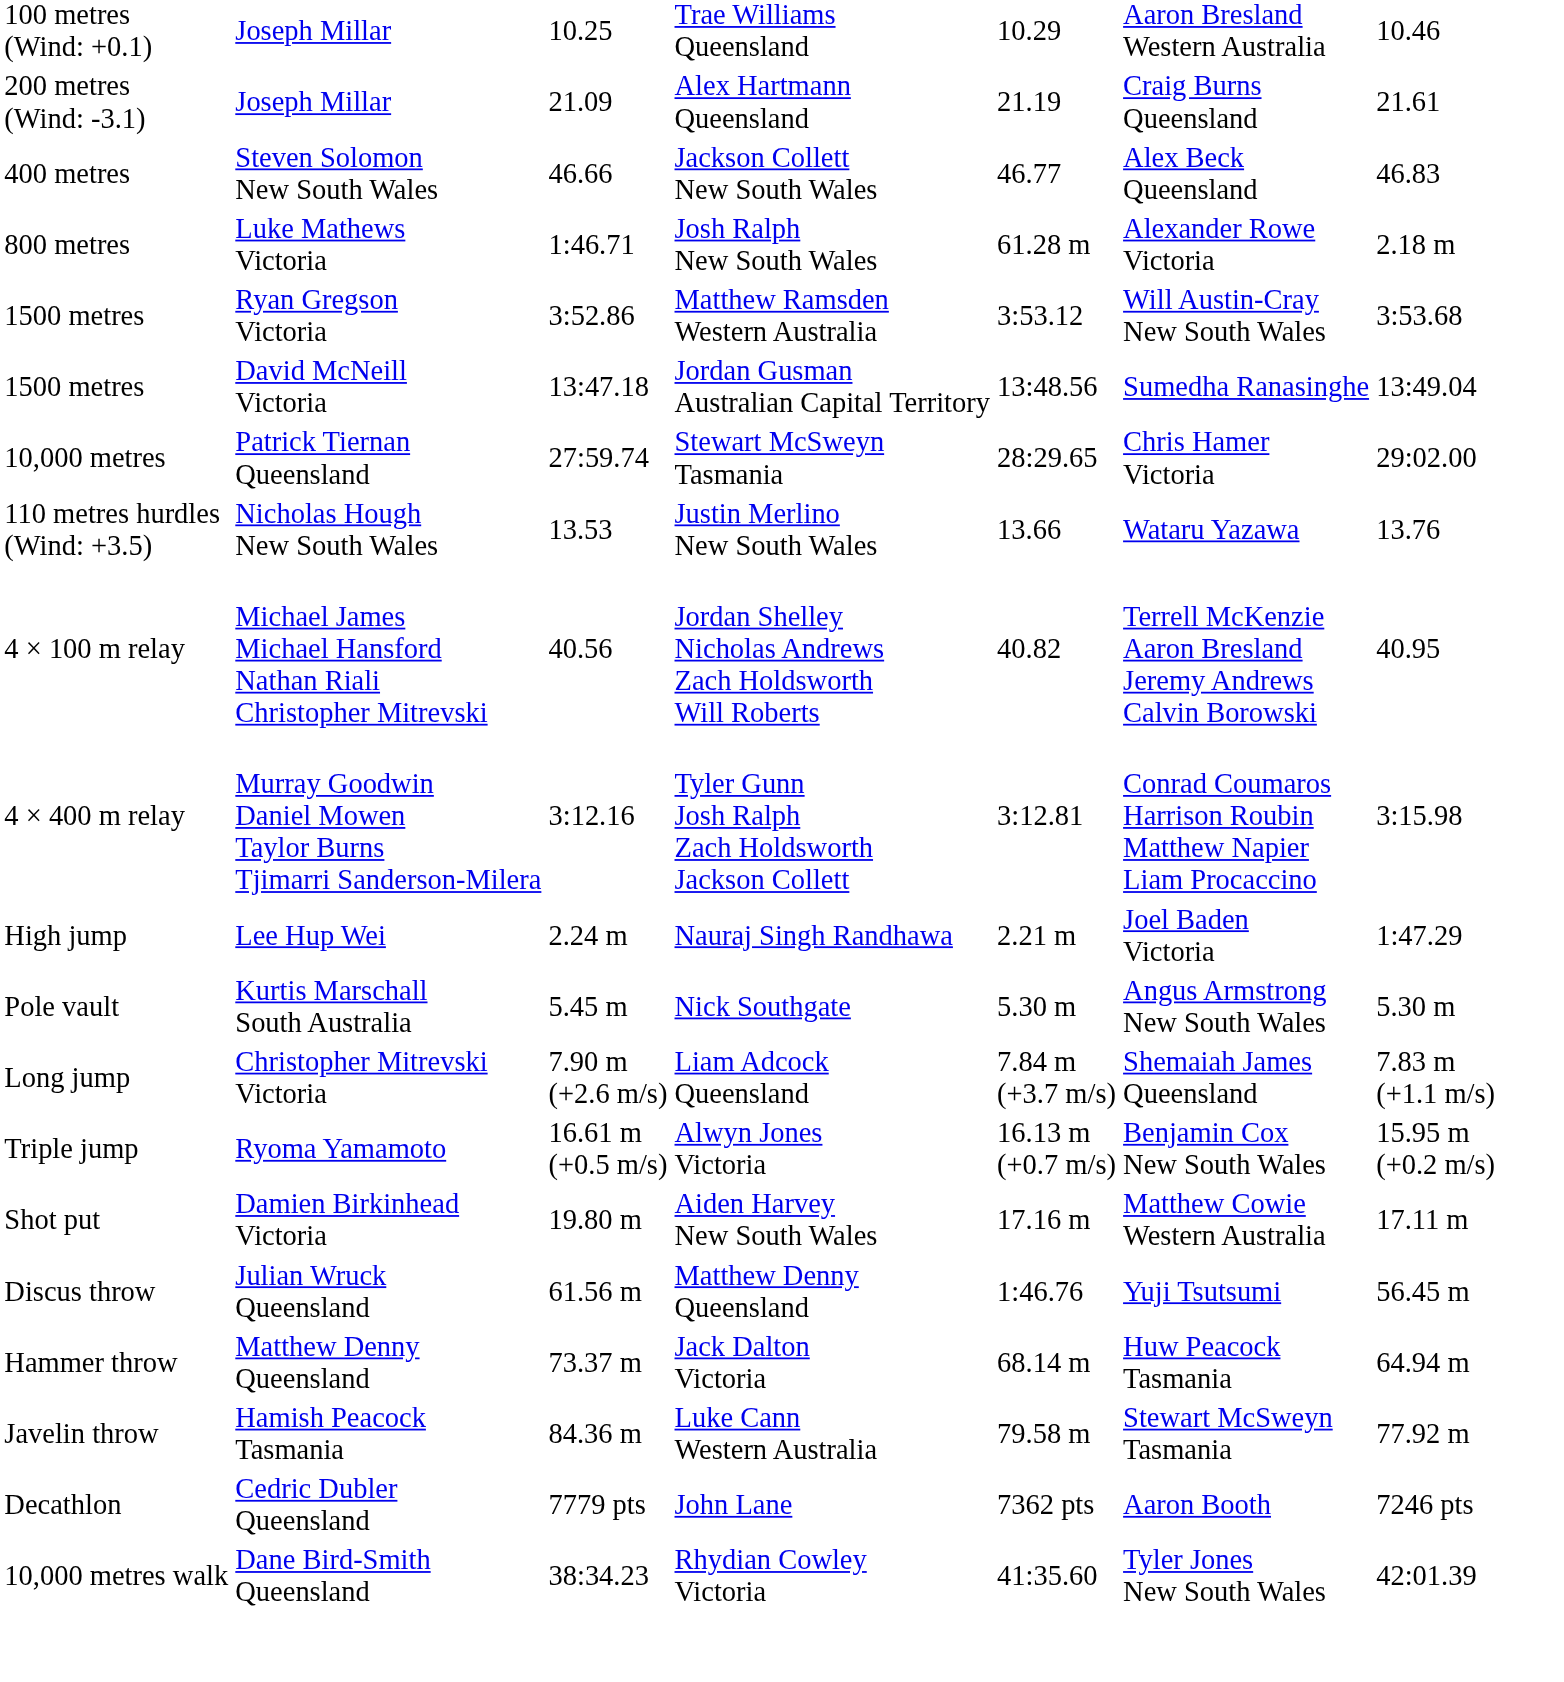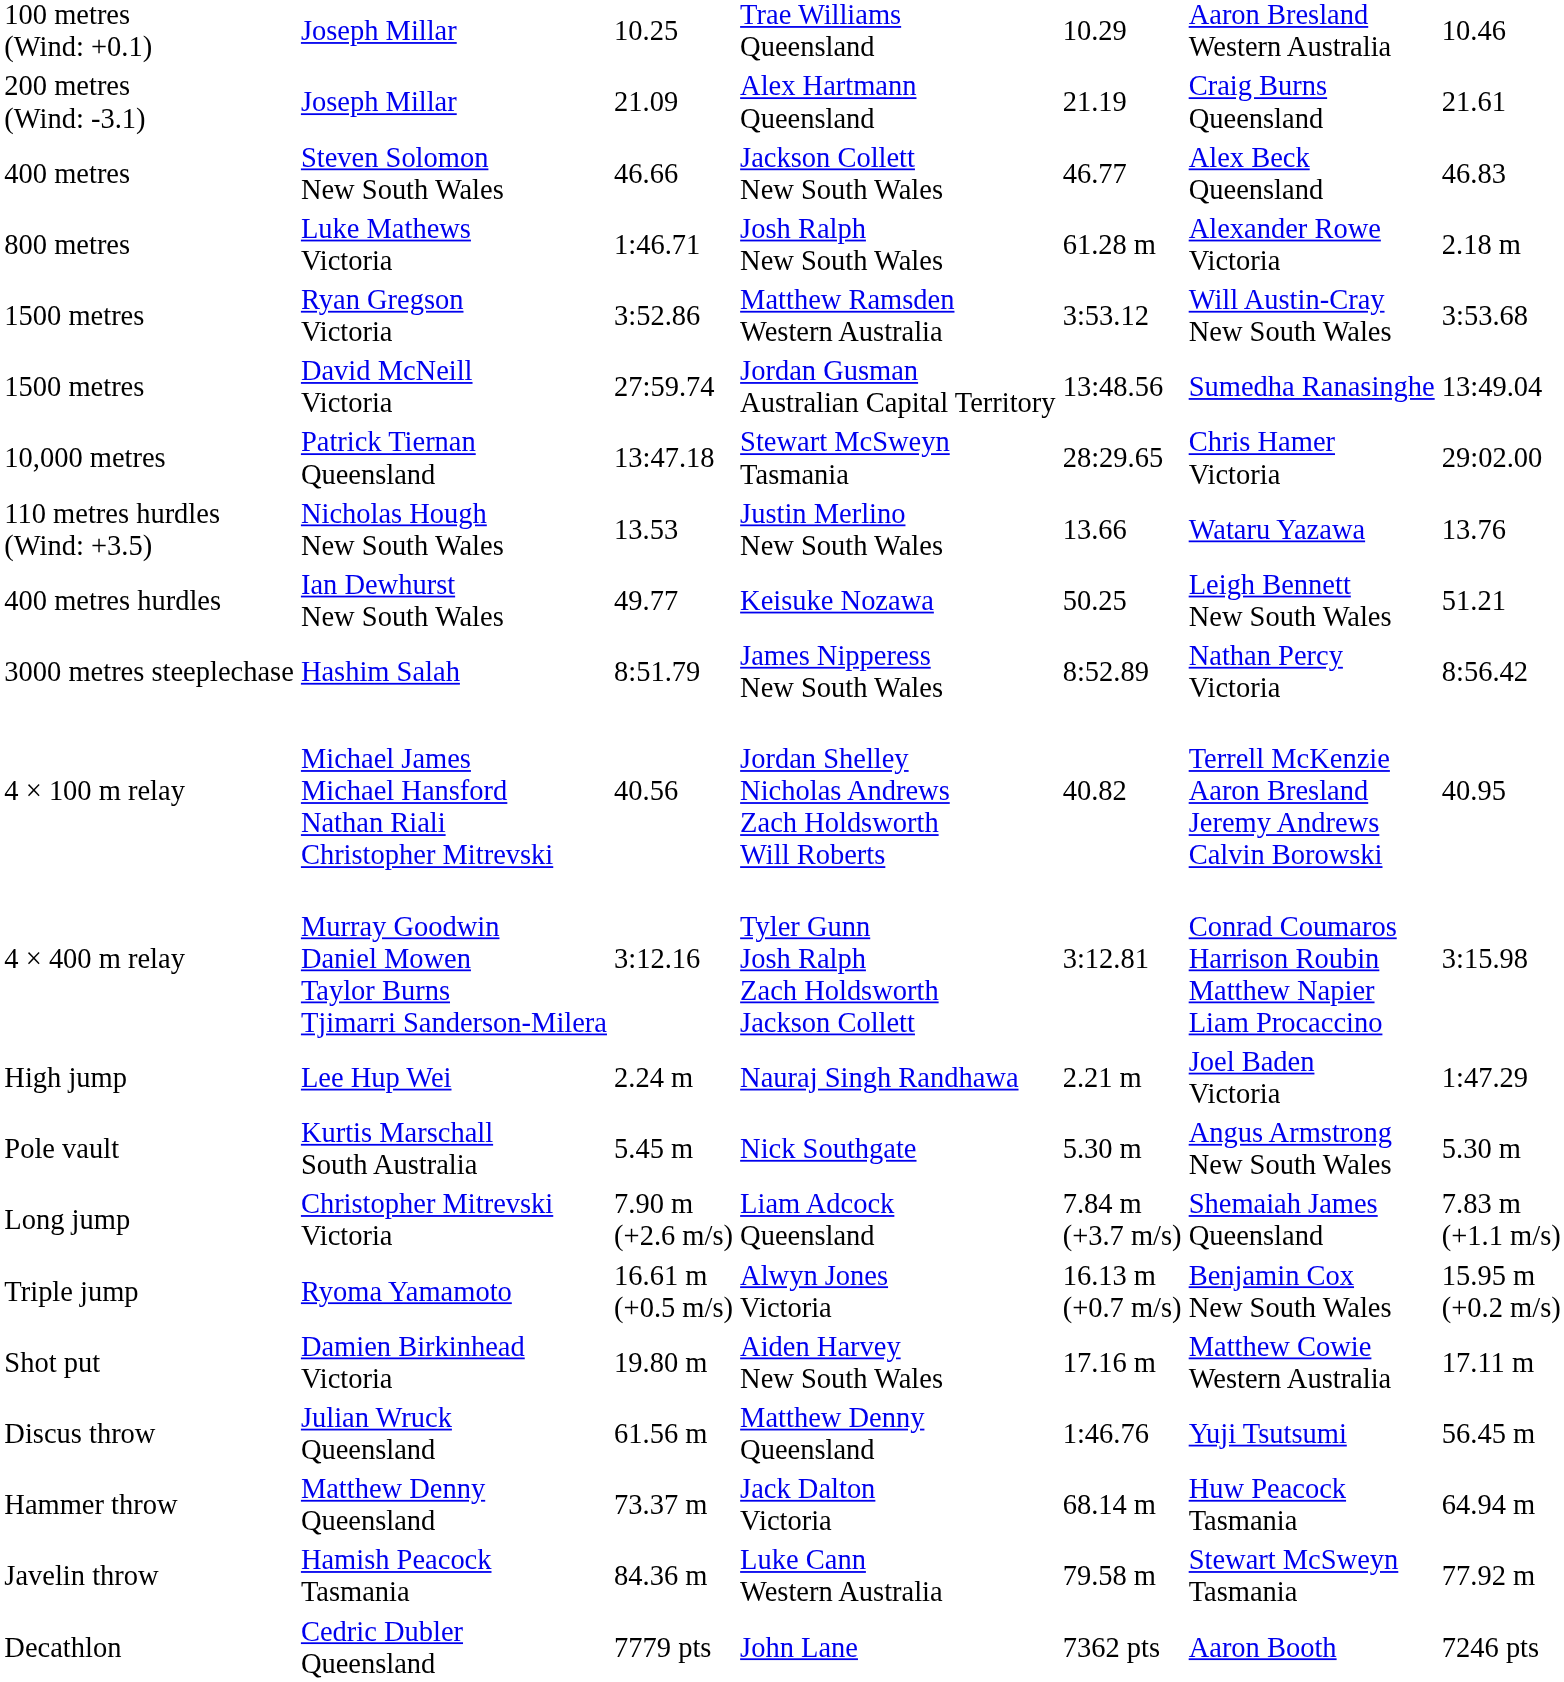(599, 386) 13:47.18 -> (664, 386) 27:59.74
(599, 458) 27:59.74 -> (664, 458) 13:47.18
+ row: (402, 600)
+ row: (380, 671)
- row: (333, 1576)
